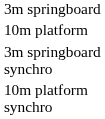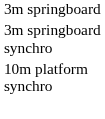- row: (46, 30)
